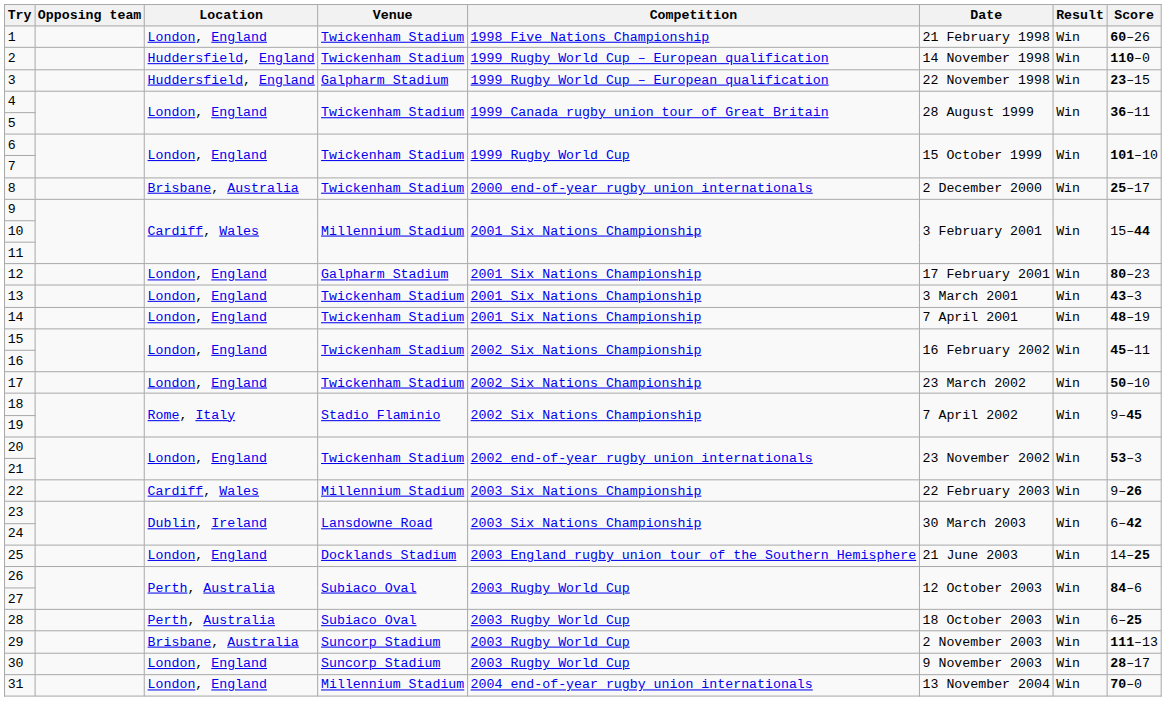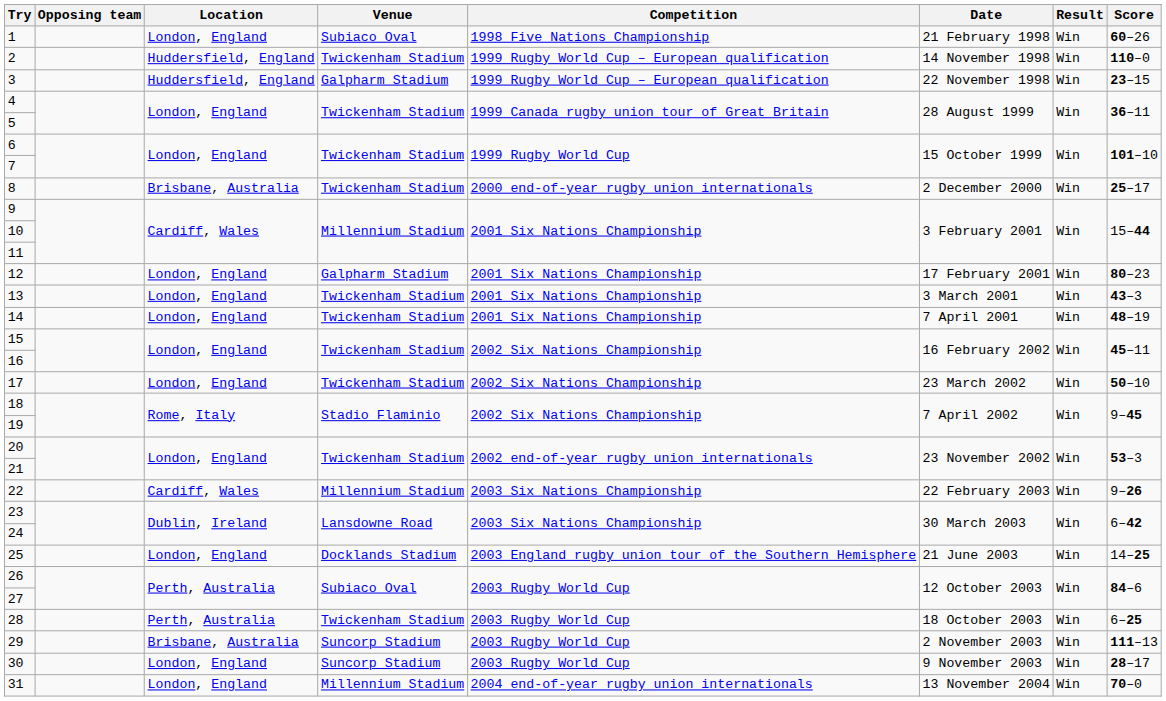(393, 37) Twickenham Stadium -> (369, 37) Subiaco Oval
(369, 620) Subiaco Oval -> (393, 620) Twickenham Stadium
